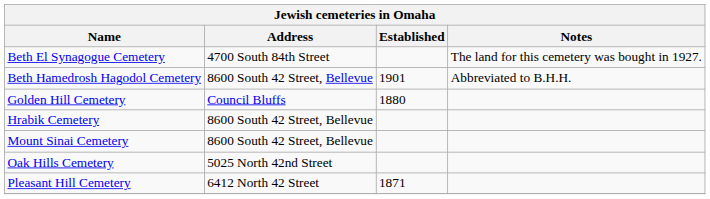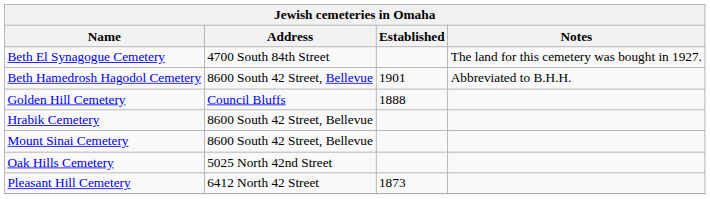(392, 99) 1880 -> (392, 99) 1888
(392, 183) 1871 -> (392, 183) 1873
